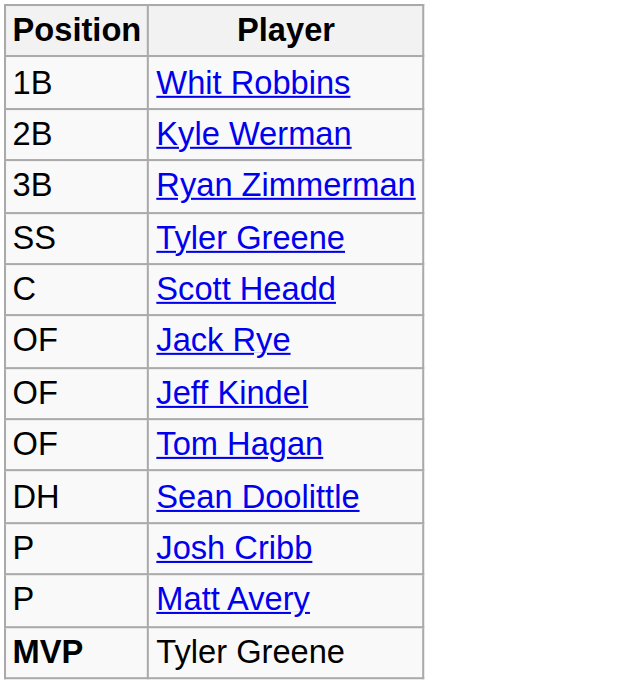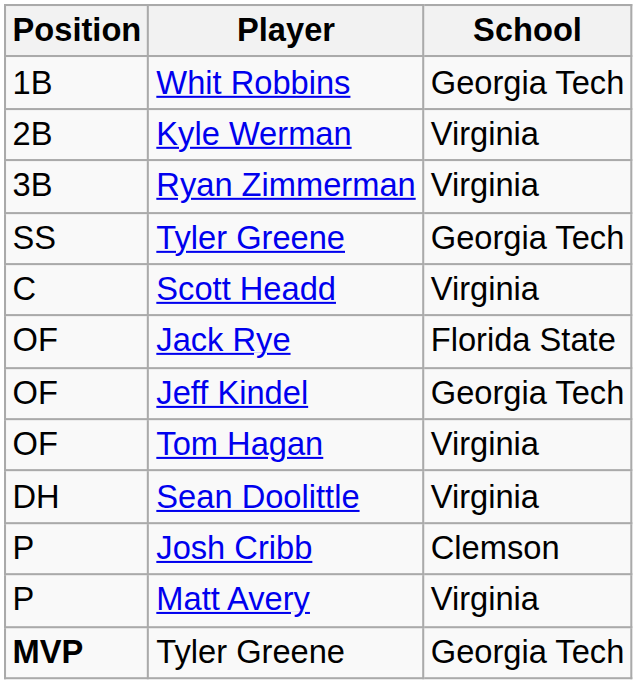+ column: (528, 30)
